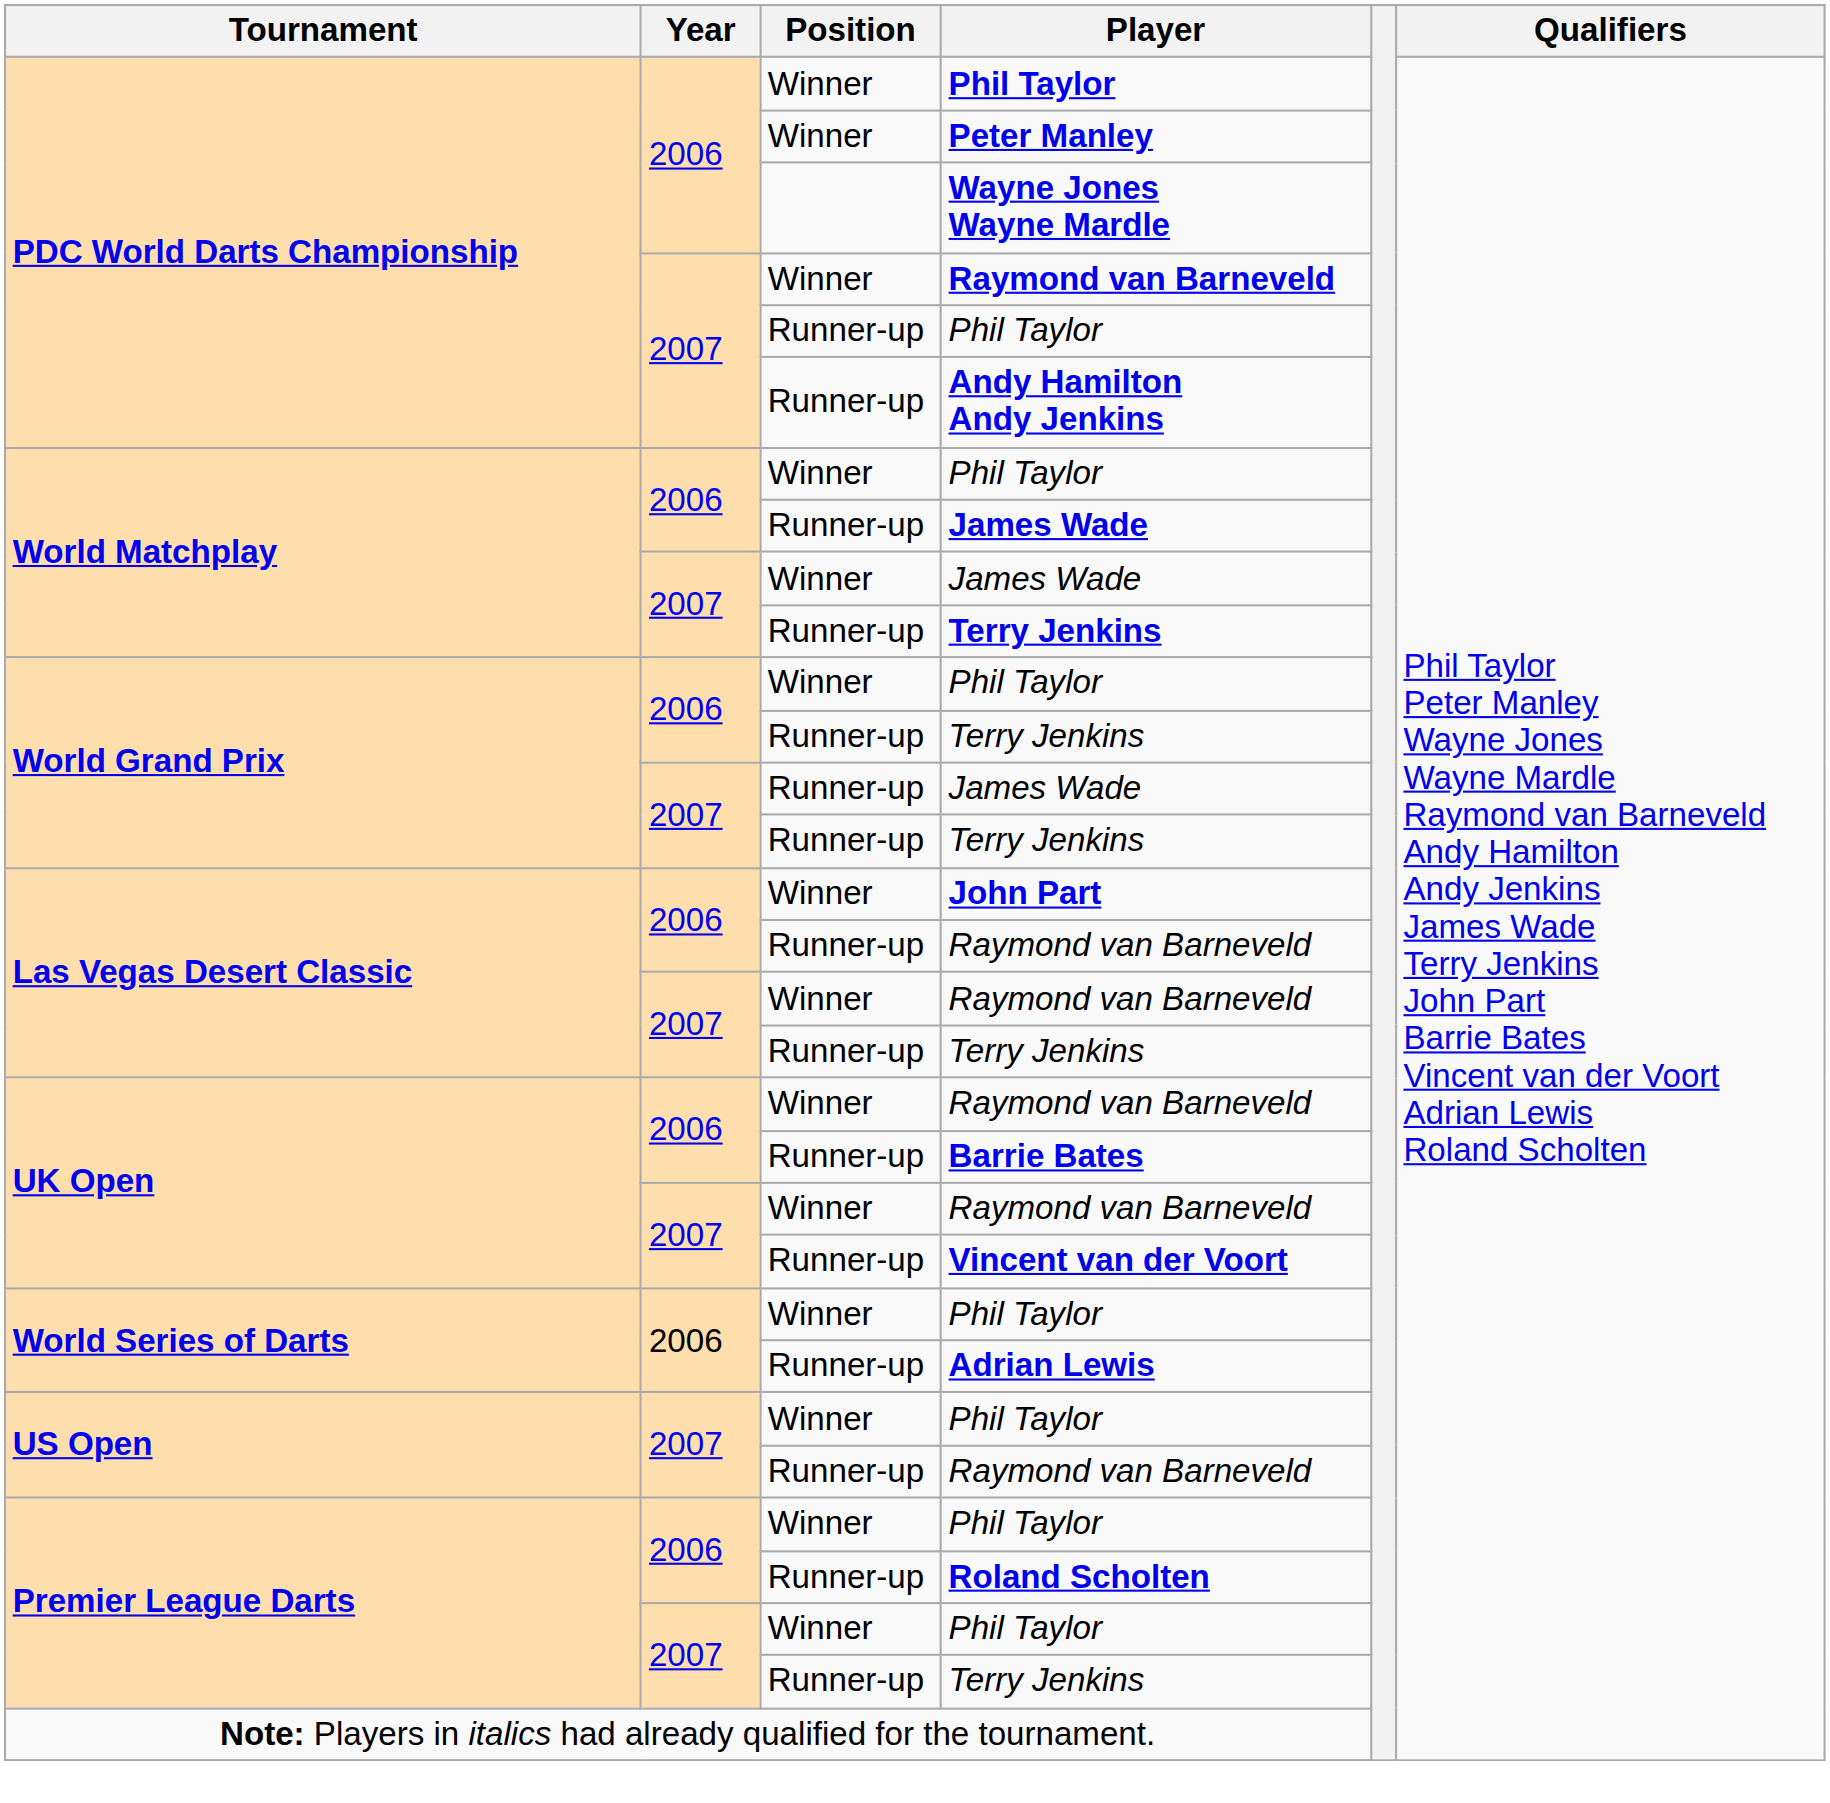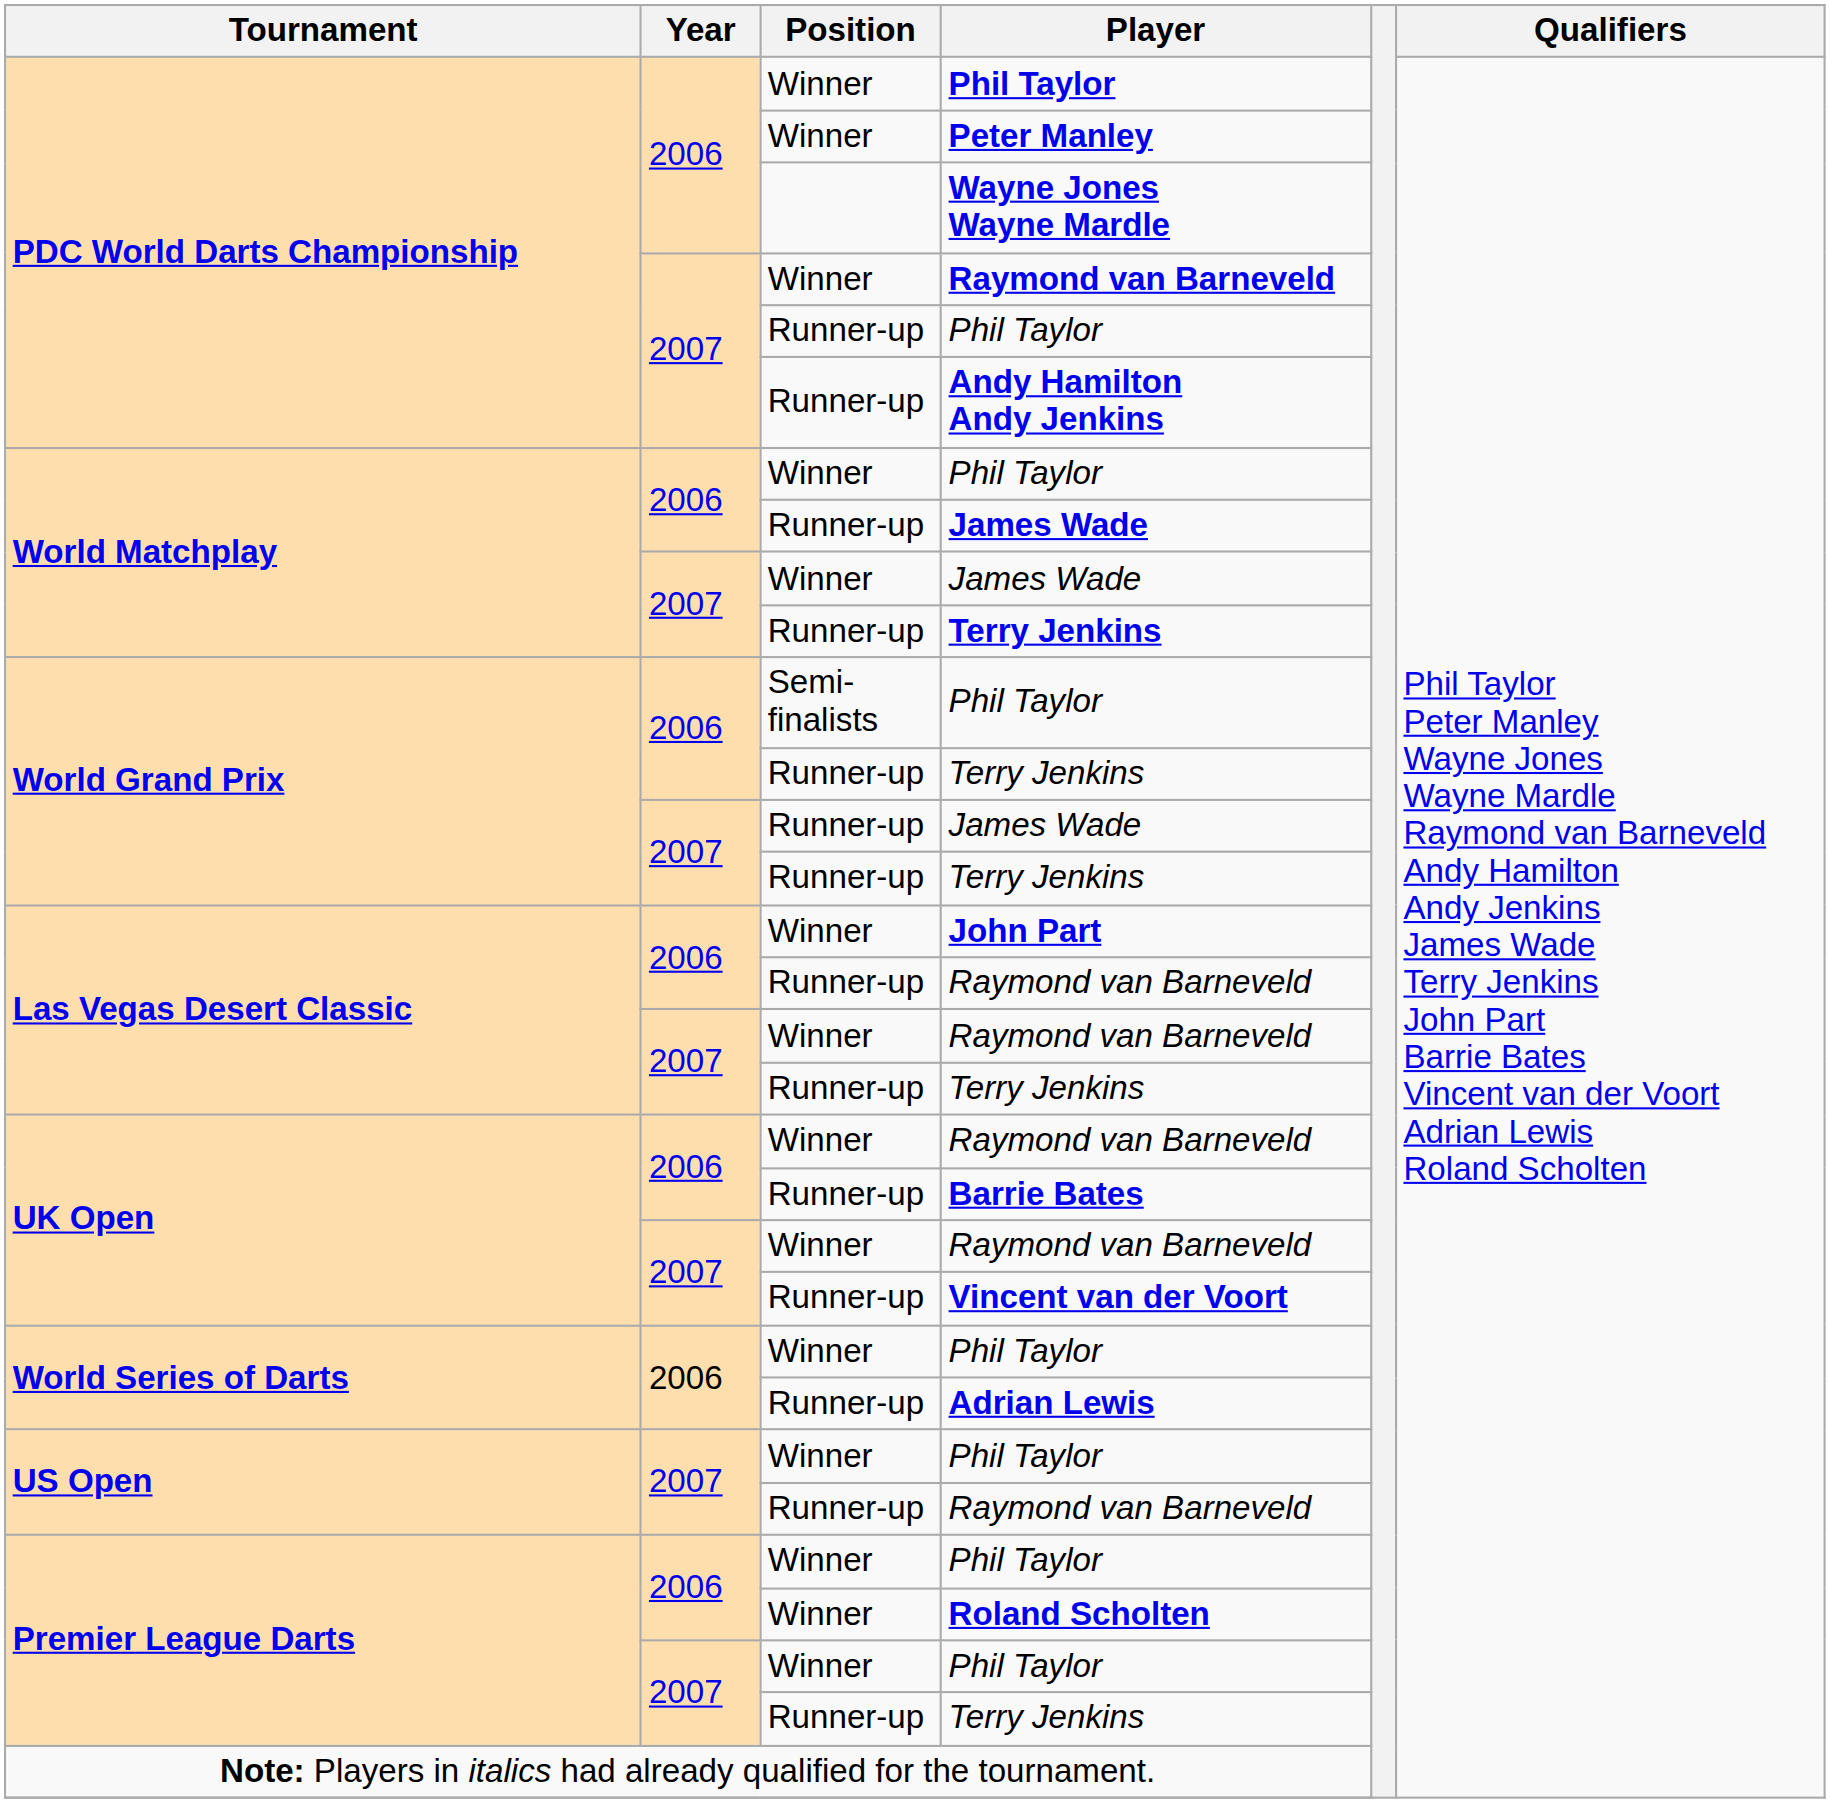(820, 683) Winner -> (823, 701) Semi-finalists
(846, 1576) Runner-up -> (820, 1613) Winner
